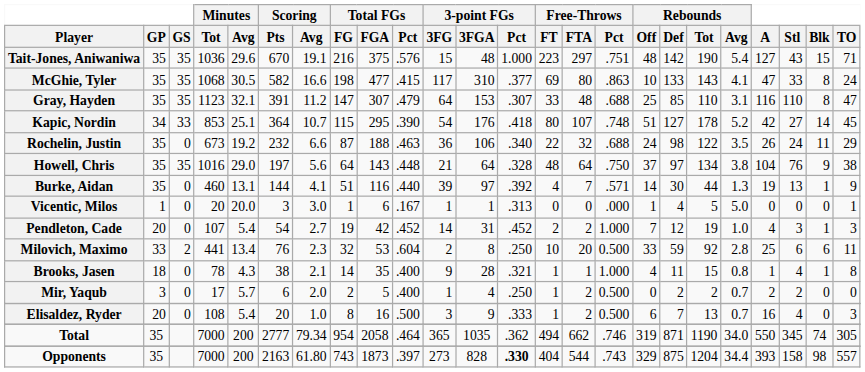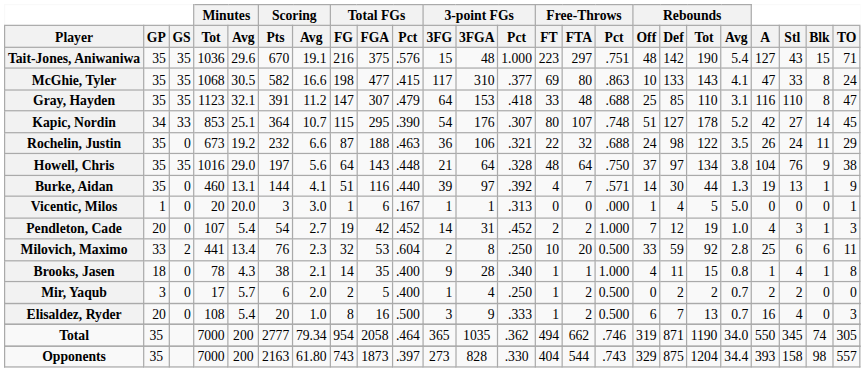(520, 101) .307 -> (520, 101) .418
(520, 122) .418 -> (520, 122) .307
(520, 143) .340 -> (520, 143) .321
(520, 271) .321 -> (520, 271) .340
(517, 356) bold -> (517, 356) normal
